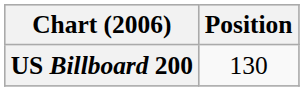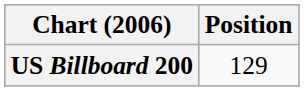(249, 65) 130 -> (249, 65) 129
